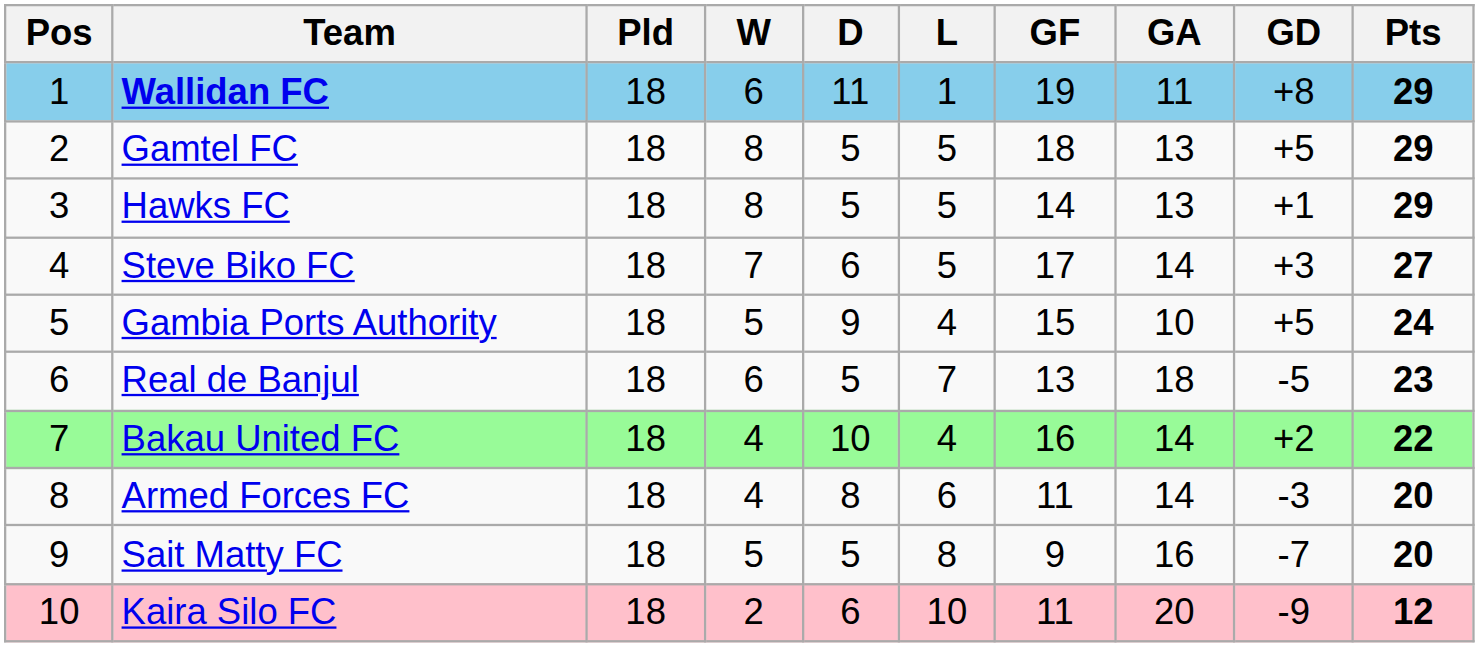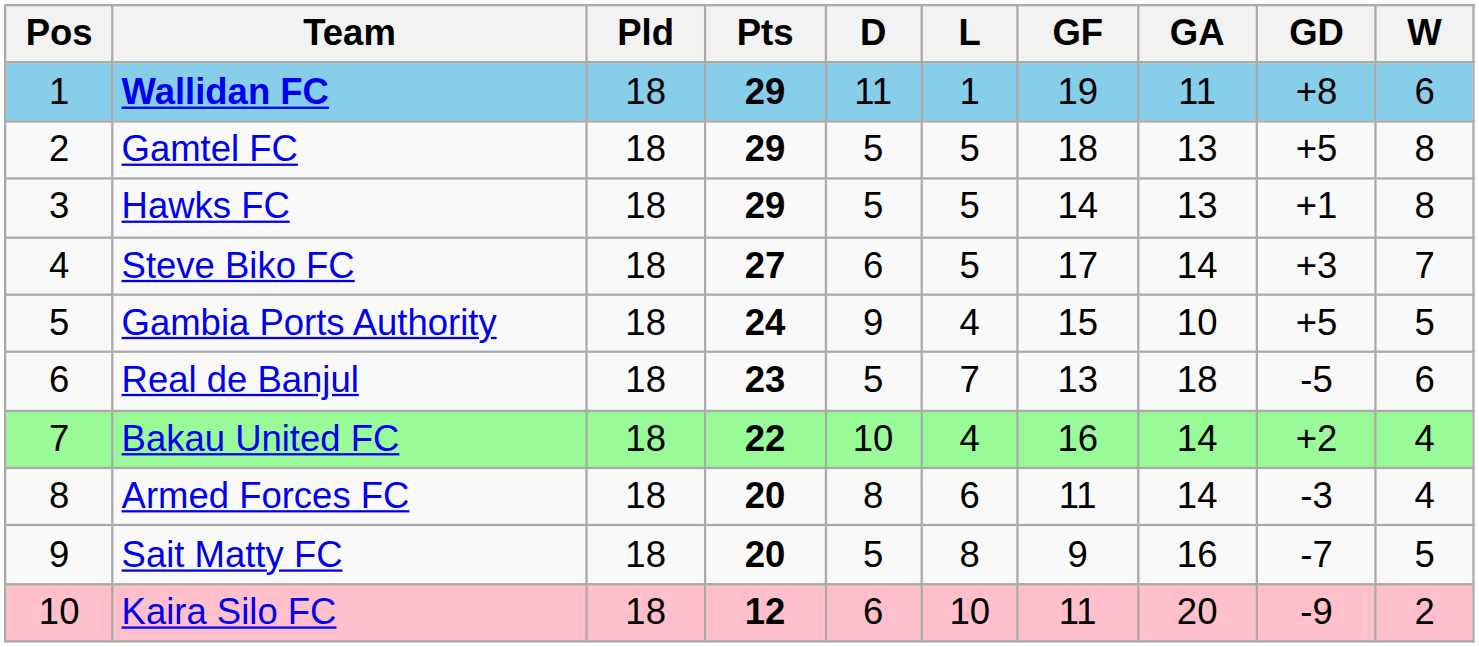columns swapped: (754, 33) <-> (1413, 33)
